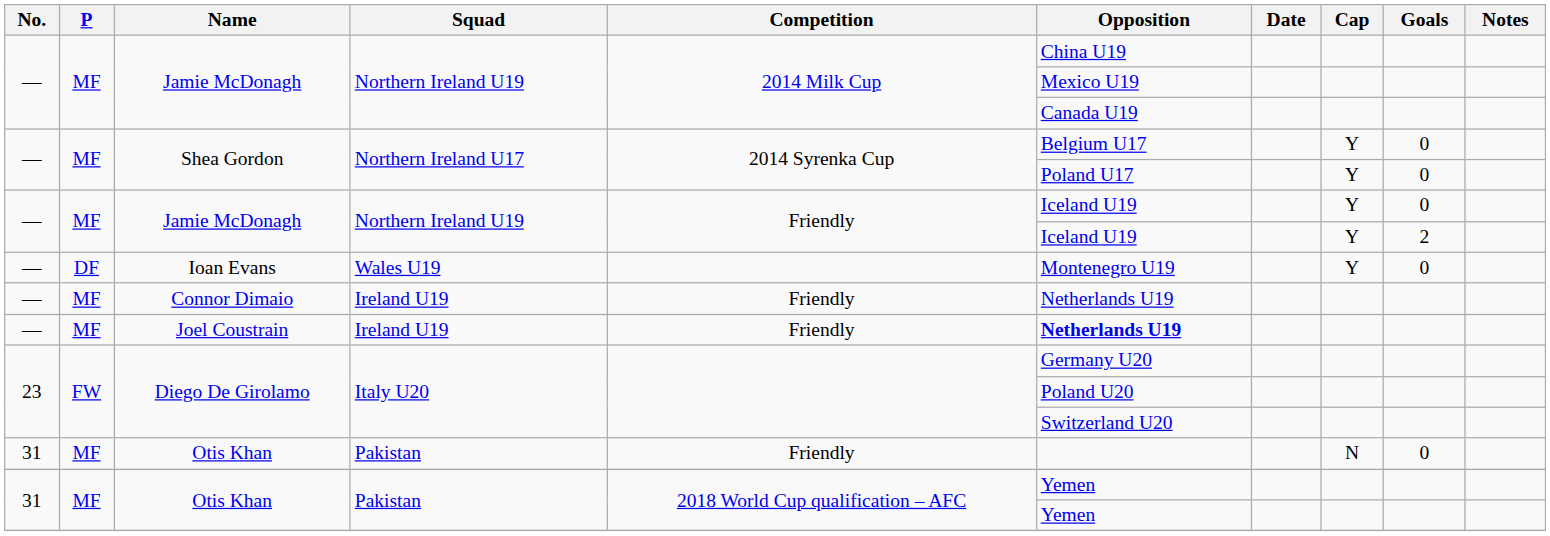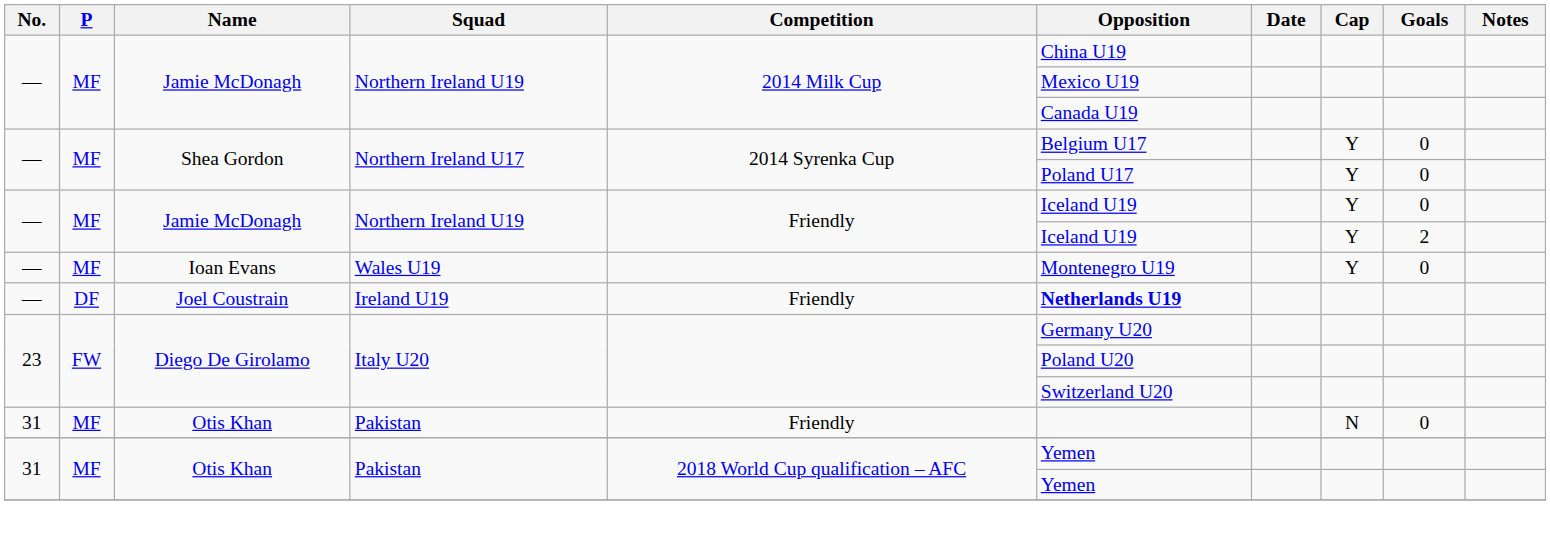(87, 267) DF -> (87, 267) MF
- row: (232, 298)
(87, 329) MF -> (87, 298) DF
